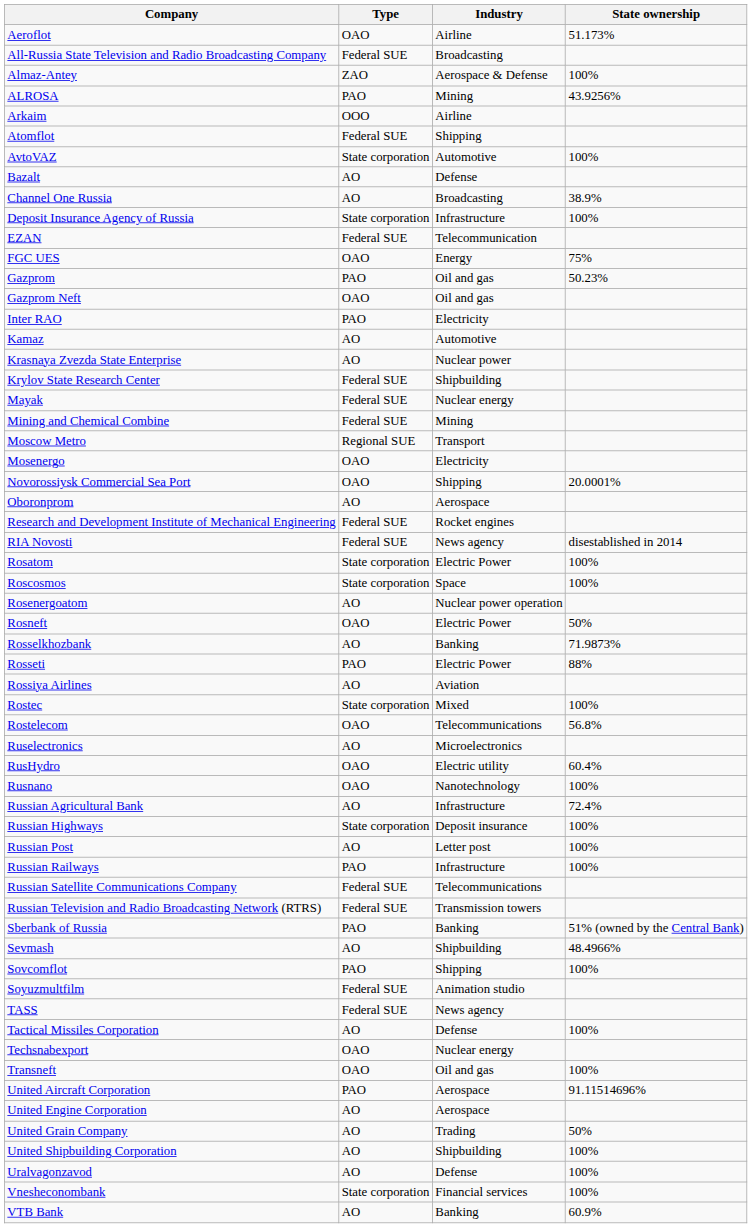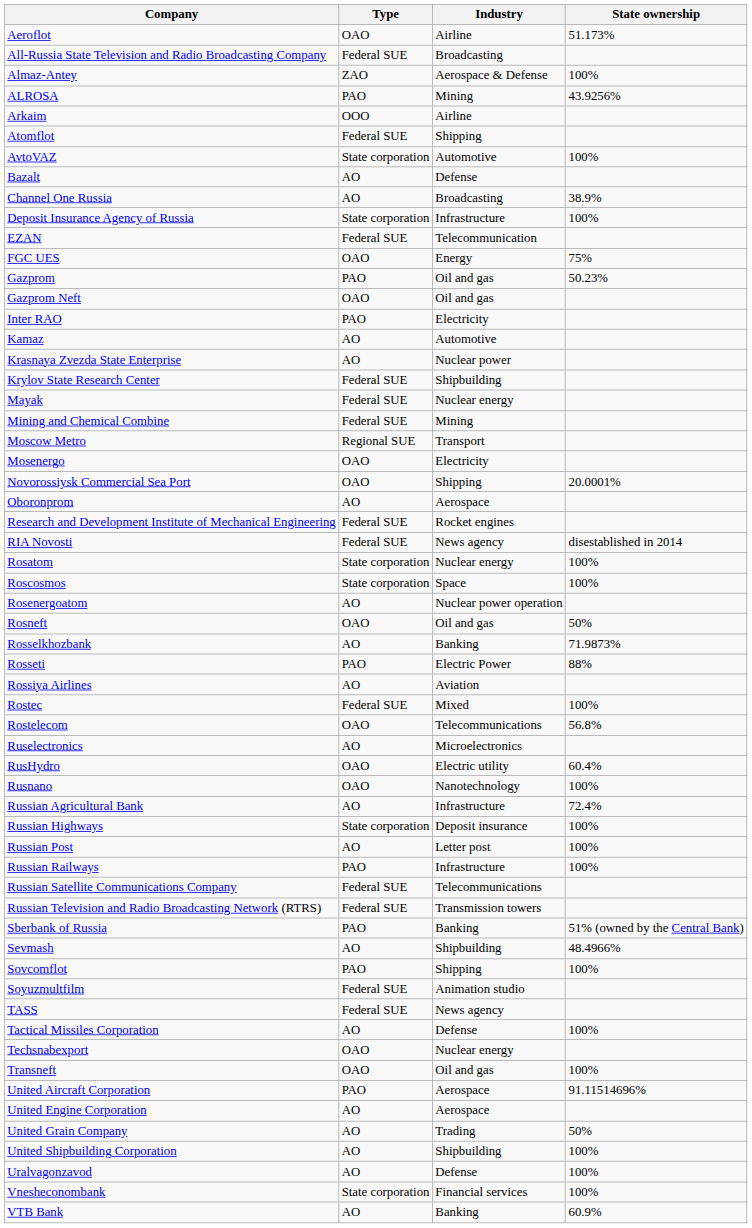(473, 562) Electric Power -> (475, 562) Nuclear energy
(473, 623) Electric Power -> (465, 623) Oil and gas
(386, 704) State corporation -> (375, 704) Federal SUE
